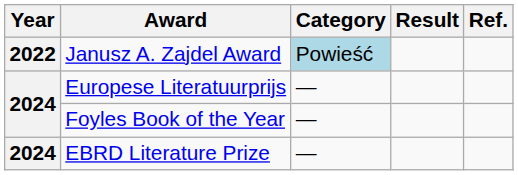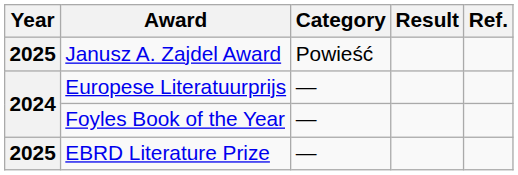(33, 53) 2022 -> (33, 53) 2025
(334, 53) lightblue background -> (334, 53) no background
(33, 152) 2024 -> (33, 152) 2025
